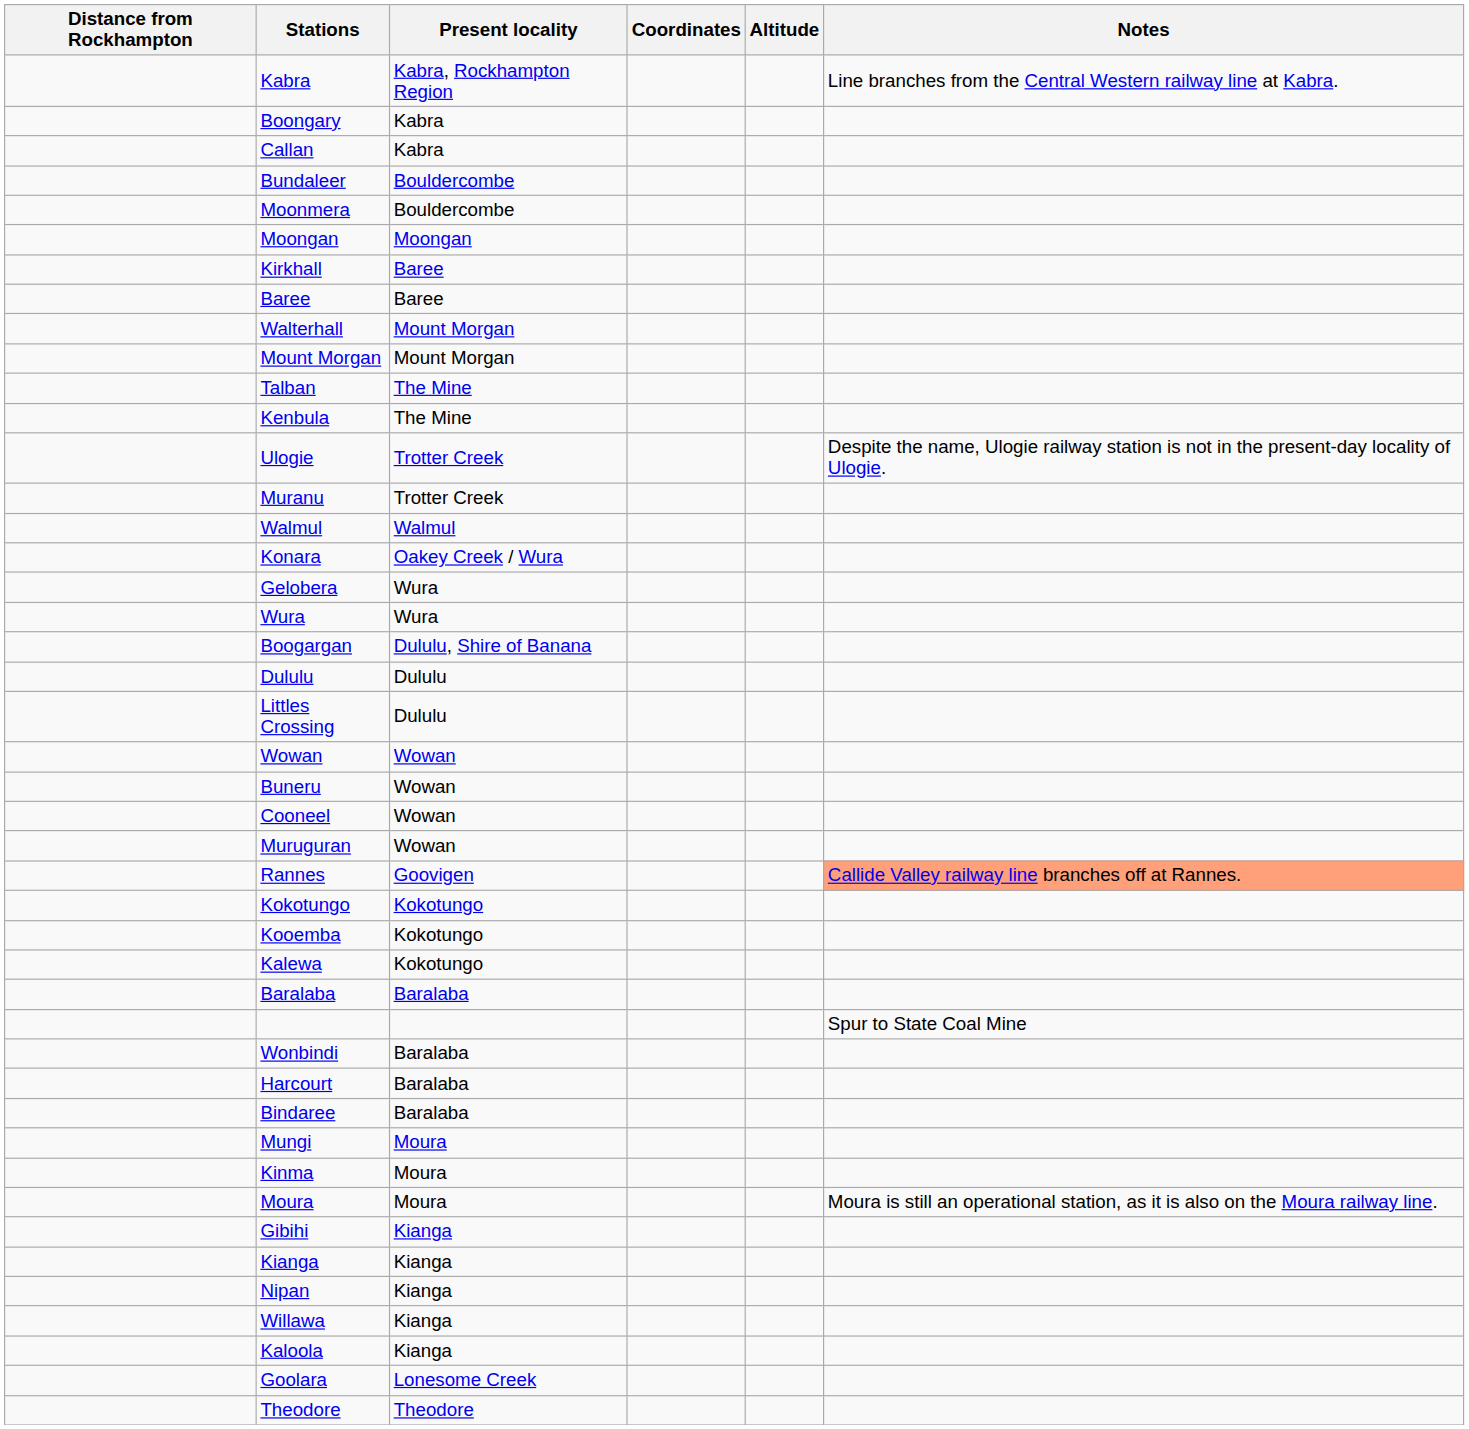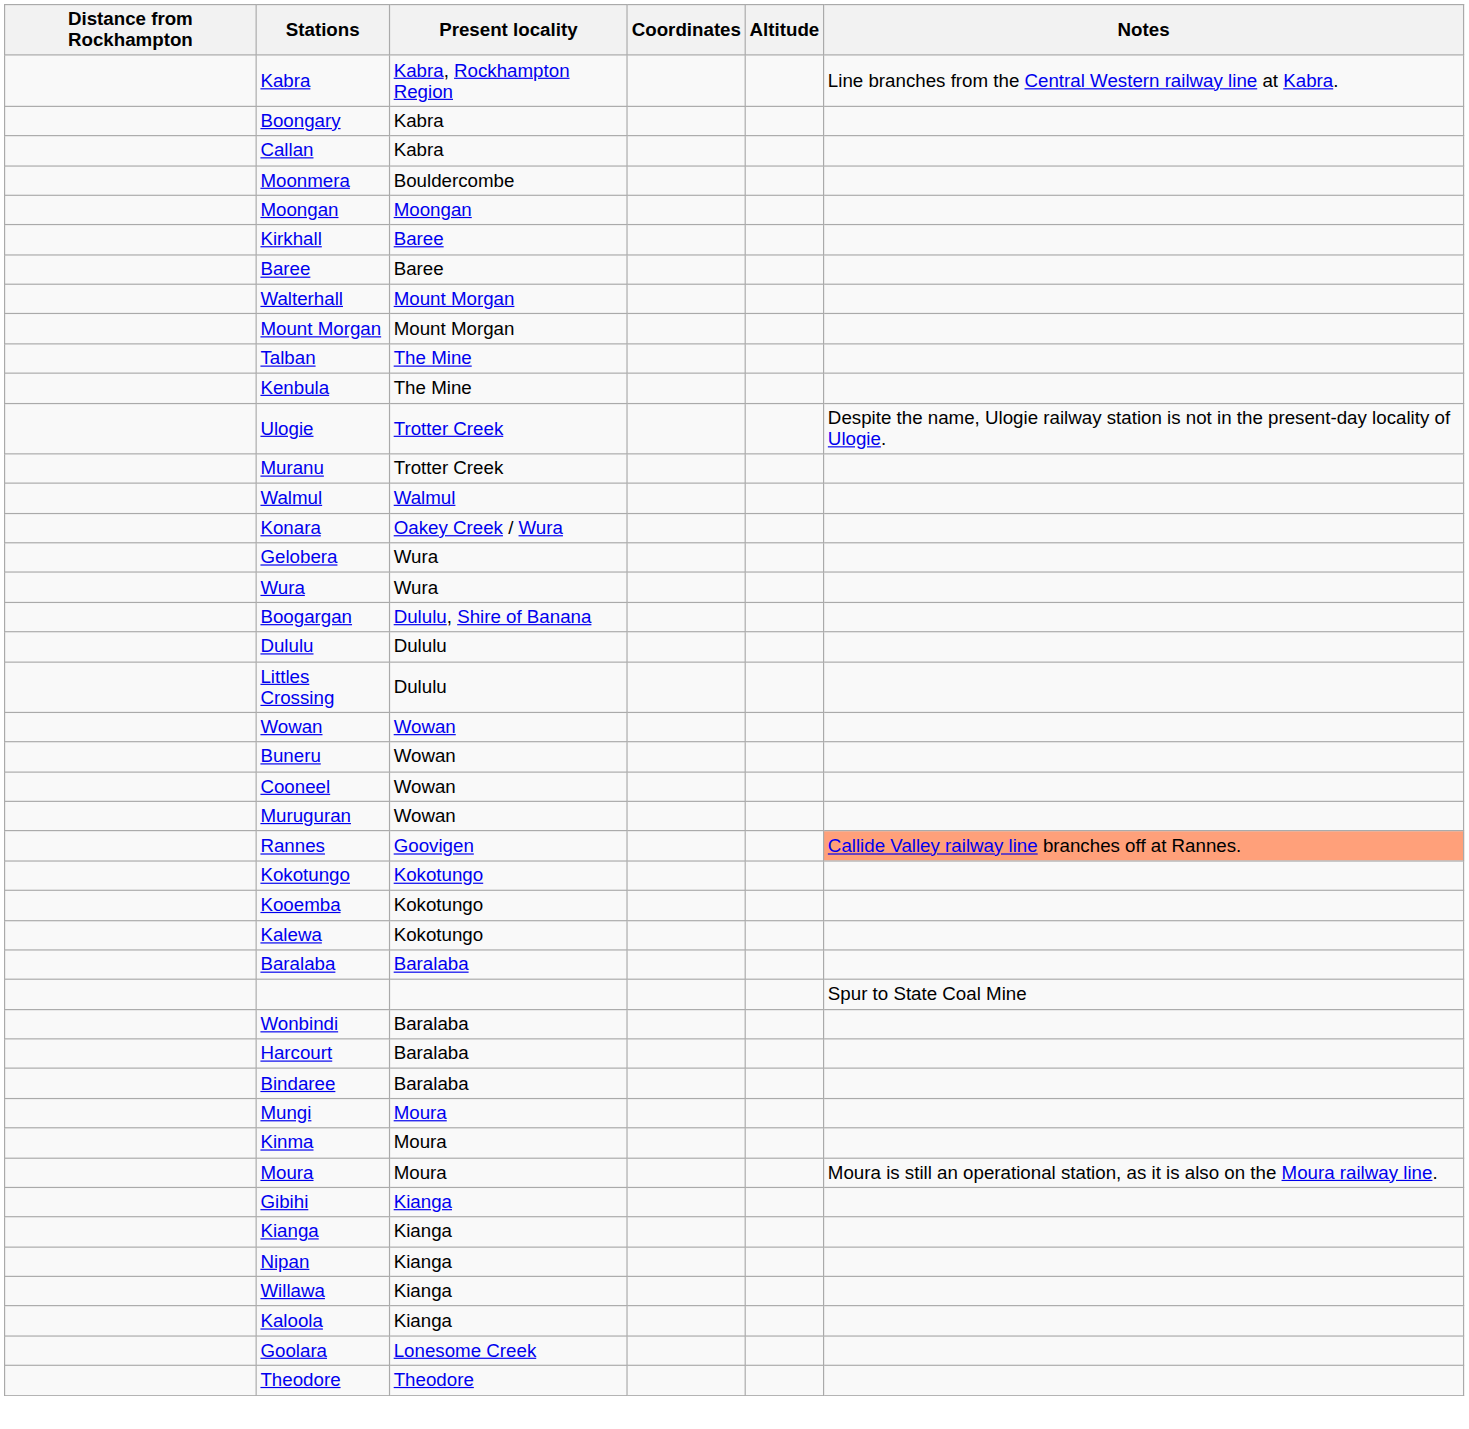- row: (303, 180)
